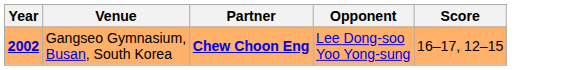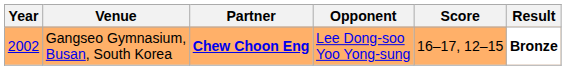+ column: (534, 16)
(23, 46) bold -> (23, 46) normal
